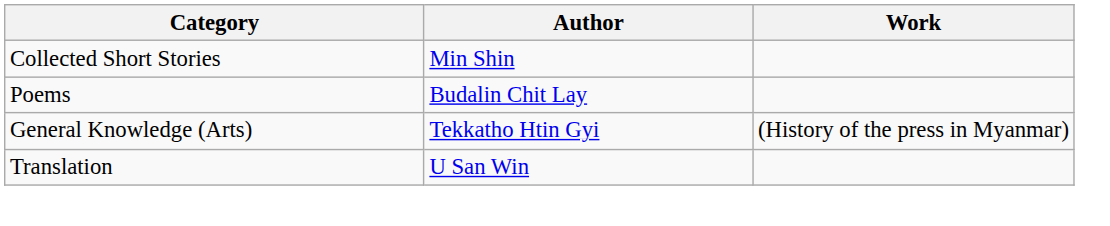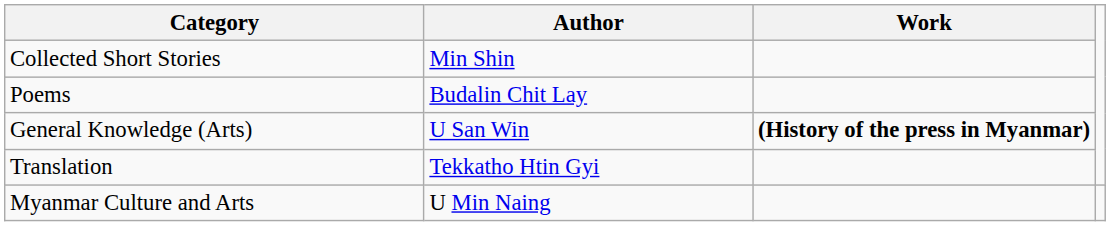(514, 130) Tekkatho Htin Gyi -> (479, 130) U San Win
(913, 130) normal -> (924, 130) bold
(479, 166) U San Win -> (514, 166) Tekkatho Htin Gyi
+ row: (132, 202)
